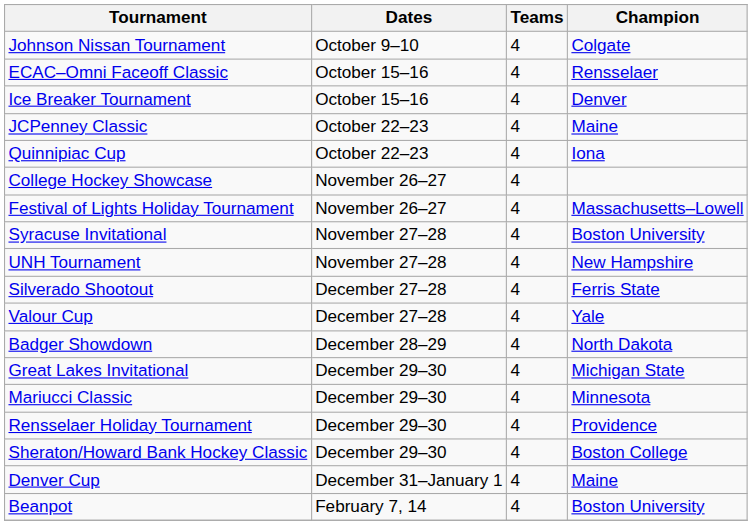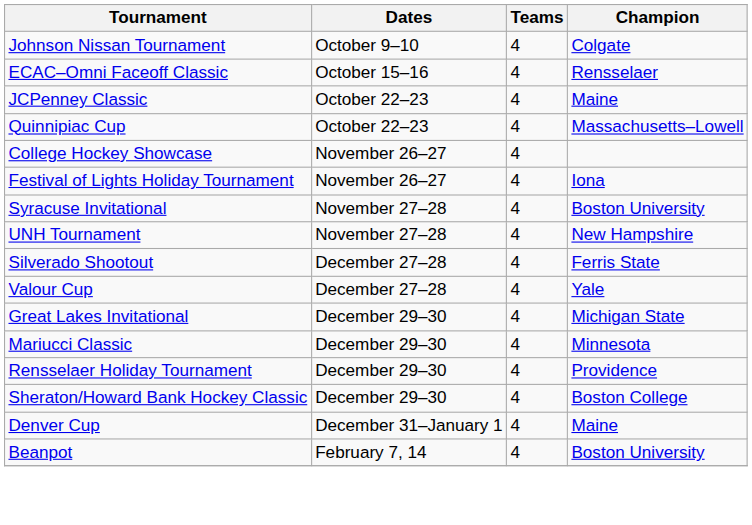- row: (100, 99)
(588, 153) Iona -> (658, 126) Massachusetts–Lowell
(658, 208) Massachusetts–Lowell -> (588, 180) Iona
- row: (80, 343)
